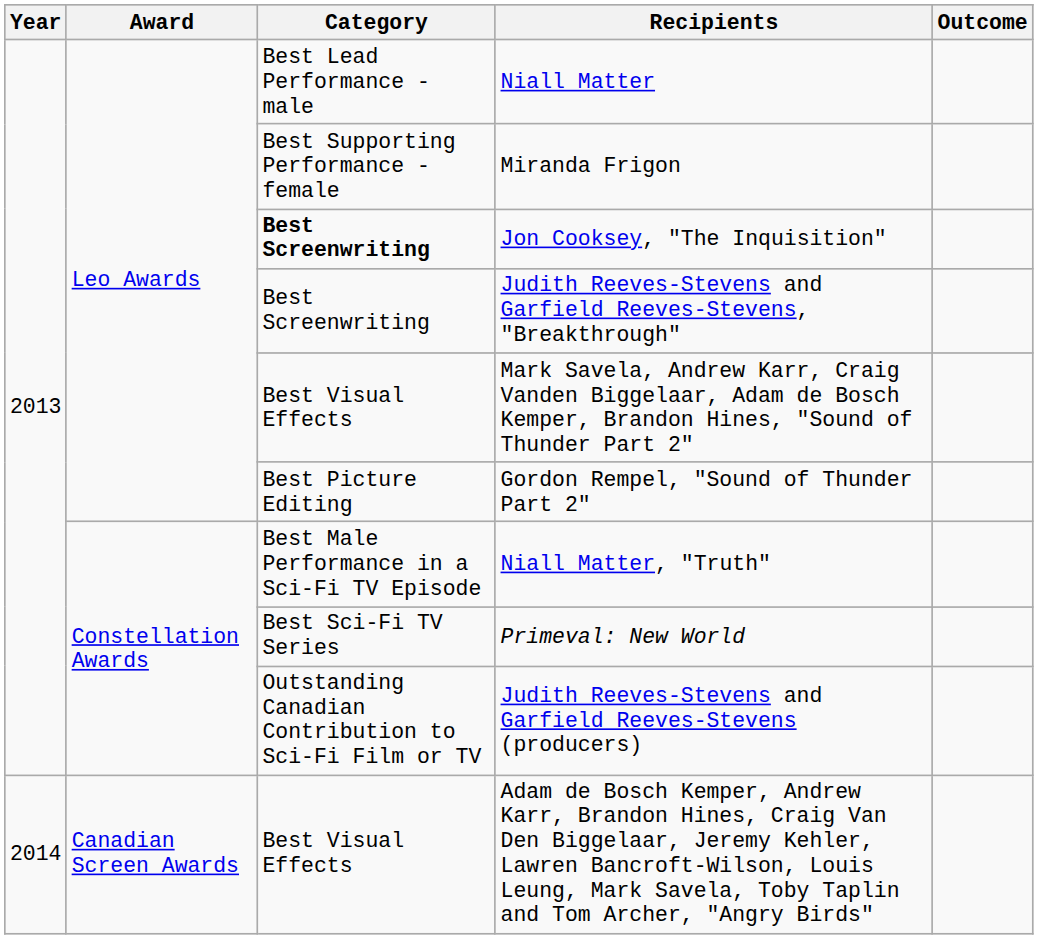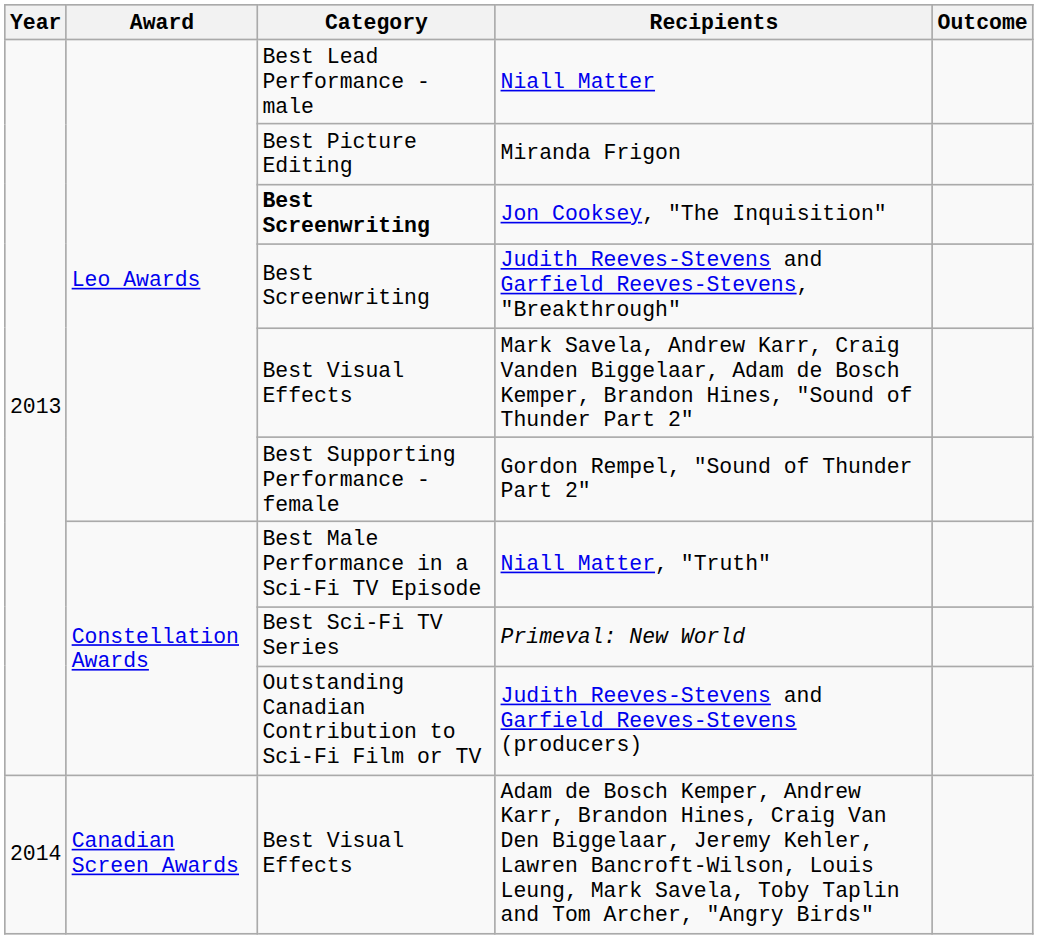(359, 166) Best Supporting Performance - female -> (340, 154) Best Picture Editing
(340, 492) Best Picture Editing -> (359, 480) Best Supporting Performance - female
